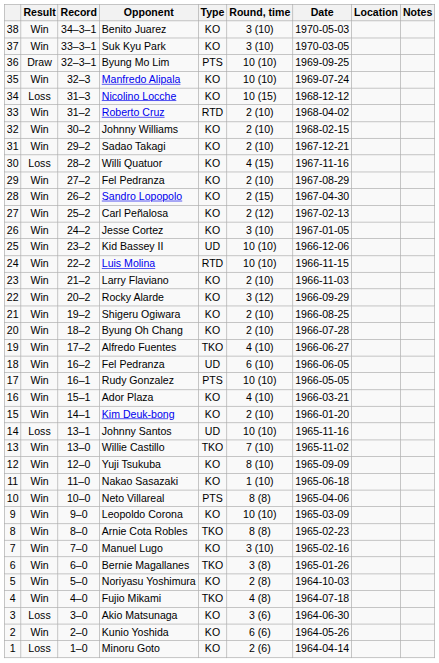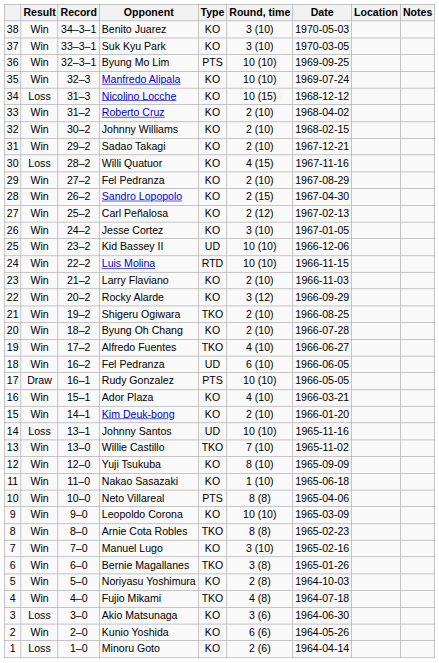(40, 63) Draw -> (40, 63) Win
(212, 113) RTD -> (212, 113) KO
(212, 314) KO -> (212, 314) TKO
(40, 381) Win -> (40, 381) Draw
